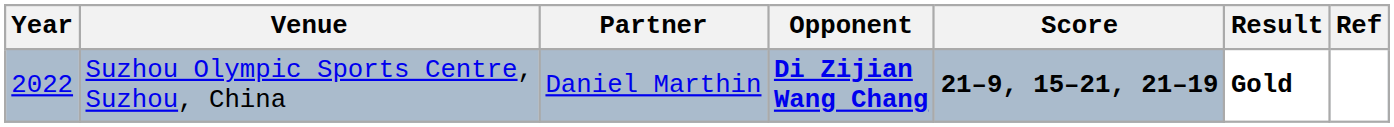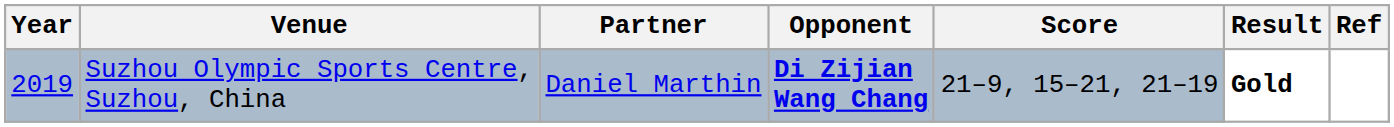(42, 85) 2022 -> (42, 85) 2019
(1080, 85) bold -> (1080, 85) normal
